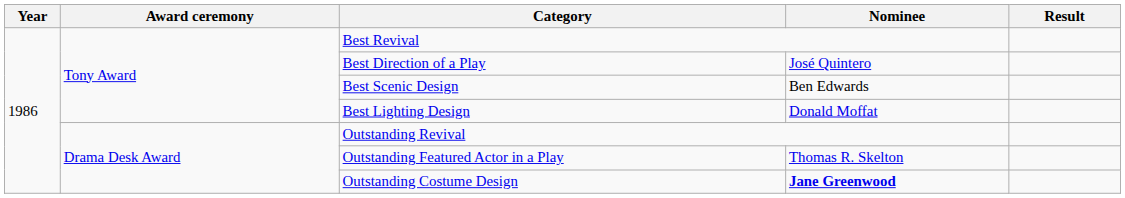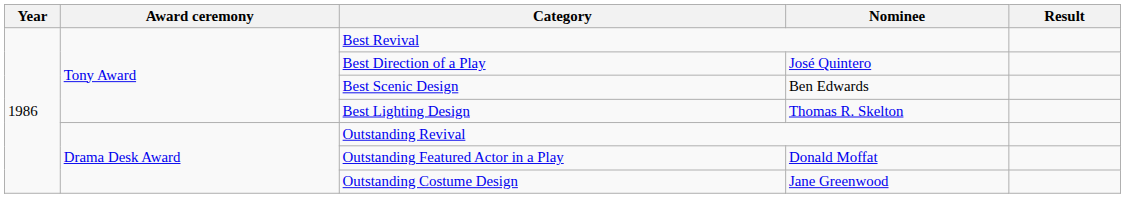(833, 110) Donald Moffat -> (846, 110) Thomas R. Skelton
(846, 157) Thomas R. Skelton -> (833, 157) Donald Moffat
(842, 181) bold -> (839, 181) normal
